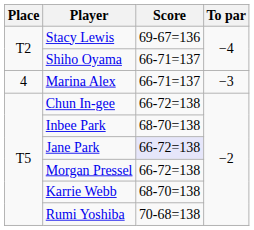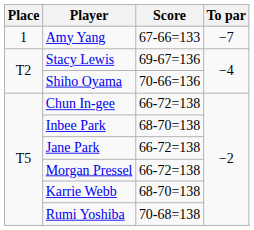+ row: (76, 37)
(170, 59) 66-71=137 -> (170, 81) 70-66=136
- row: (81, 81)
(170, 147) lavender background -> (170, 147) no background
